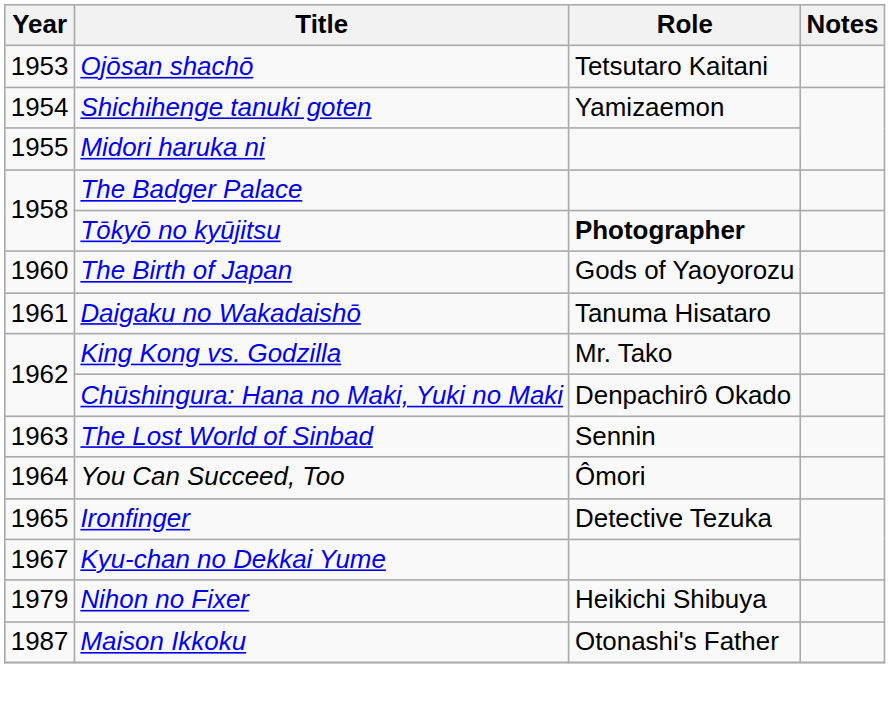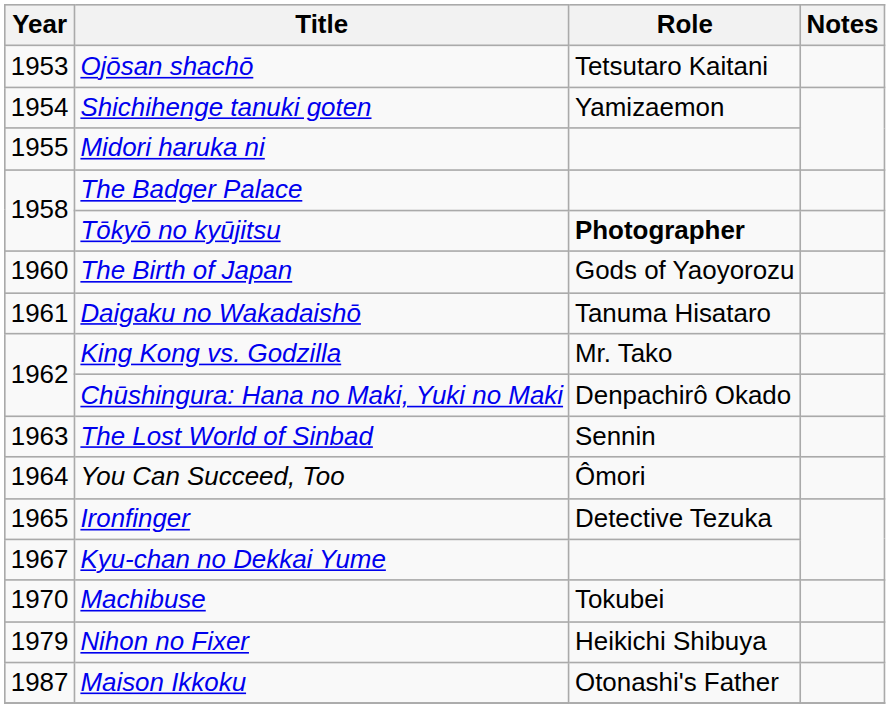+ row: (143, 600)
